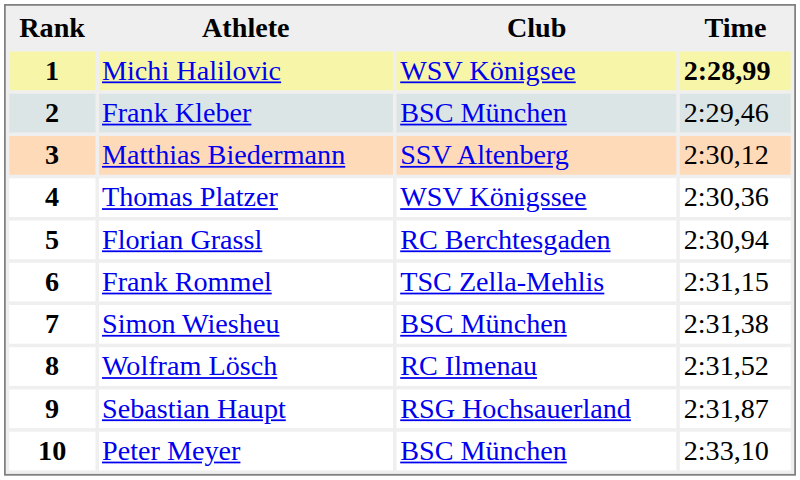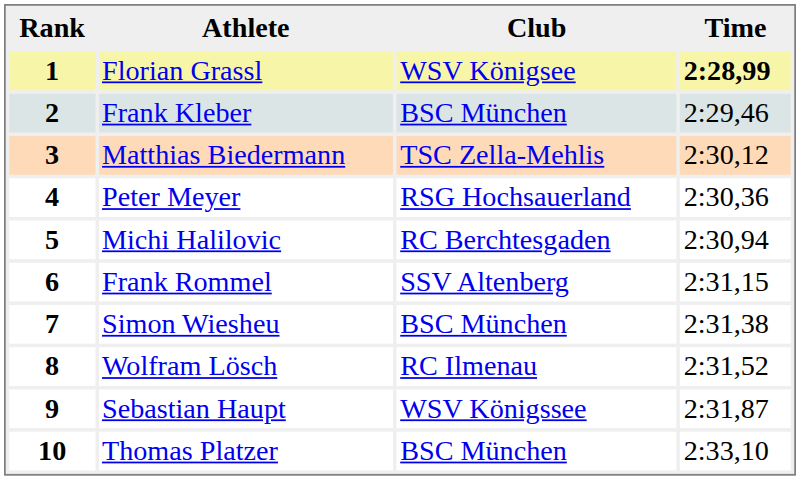(192, 70) Michi Halilovic -> (182, 70) Florian Grassl
(485, 154) SSV Altenberg -> (502, 154) TSC Zella-Mehlis
(190, 197) Thomas Platzer -> (171, 197) Peter Meyer
(493, 197) WSV Königssee -> (516, 197) RSG Hochsauerland
(182, 239) Florian Grassl -> (192, 239) Michi Halilovic
(502, 281) TSC Zella-Mehlis -> (485, 281) SSV Altenberg
(516, 408) RSG Hochsauerland -> (493, 408) WSV Königssee
(171, 450) Peter Meyer -> (190, 450) Thomas Platzer
